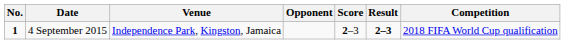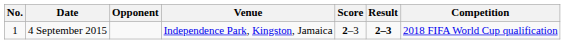columns swapped: (197, 13) <-> (309, 13)
(15, 30) bold -> (15, 30) normal
